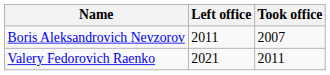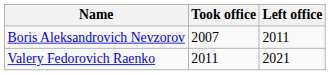columns swapped: (290, 15) <-> (221, 15)
